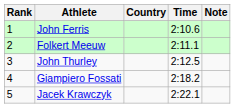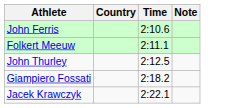- column: (19, 12)
